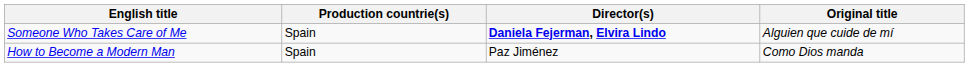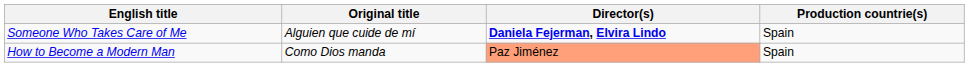columns swapped: (862, 14) <-> (384, 14)
(524, 52) no background -> (524, 52) lightsalmon background
